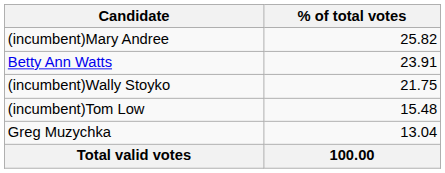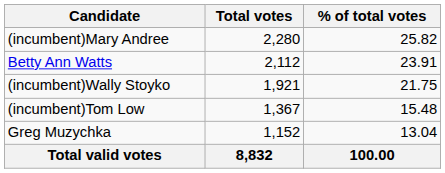+ column: (254, 16)
